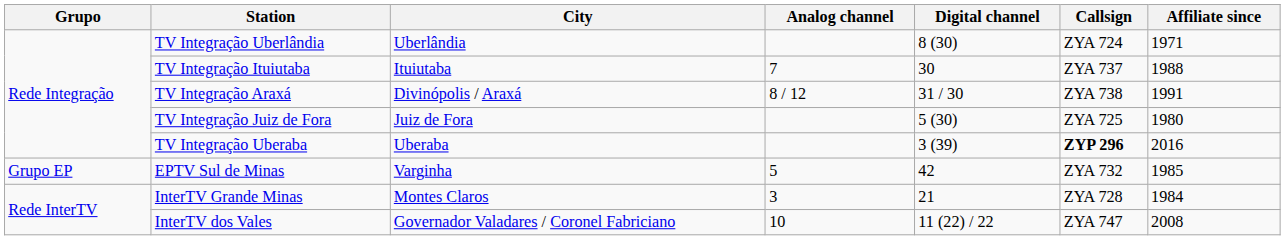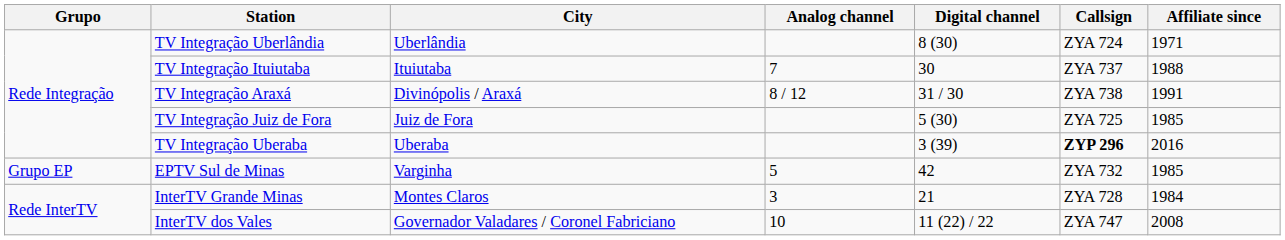(1167, 119) 1980 -> (1167, 119) 1985
